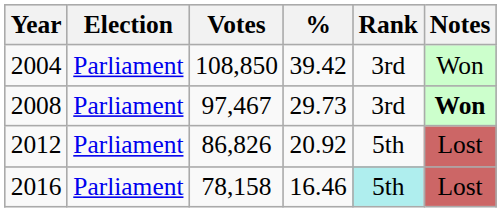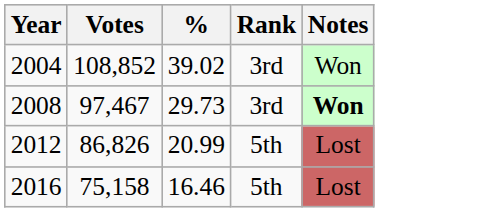- column: (128, 24)
(237, 65) 108,850 -> (115, 65) 108,852
(318, 65) 39.42 -> (196, 65) 39.02
(318, 145) 20.92 -> (196, 145) 20.99
(237, 186) 78,158 -> (115, 186) 75,158
(388, 186) paleturquoise background -> (266, 186) no background
